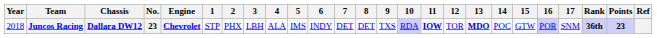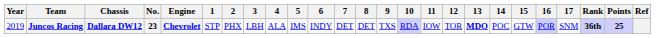(15, 25) 2018 -> (15, 25) 2019
(432, 25) bold -> (432, 25) normal
(621, 25) 23 -> (619, 25) 25
